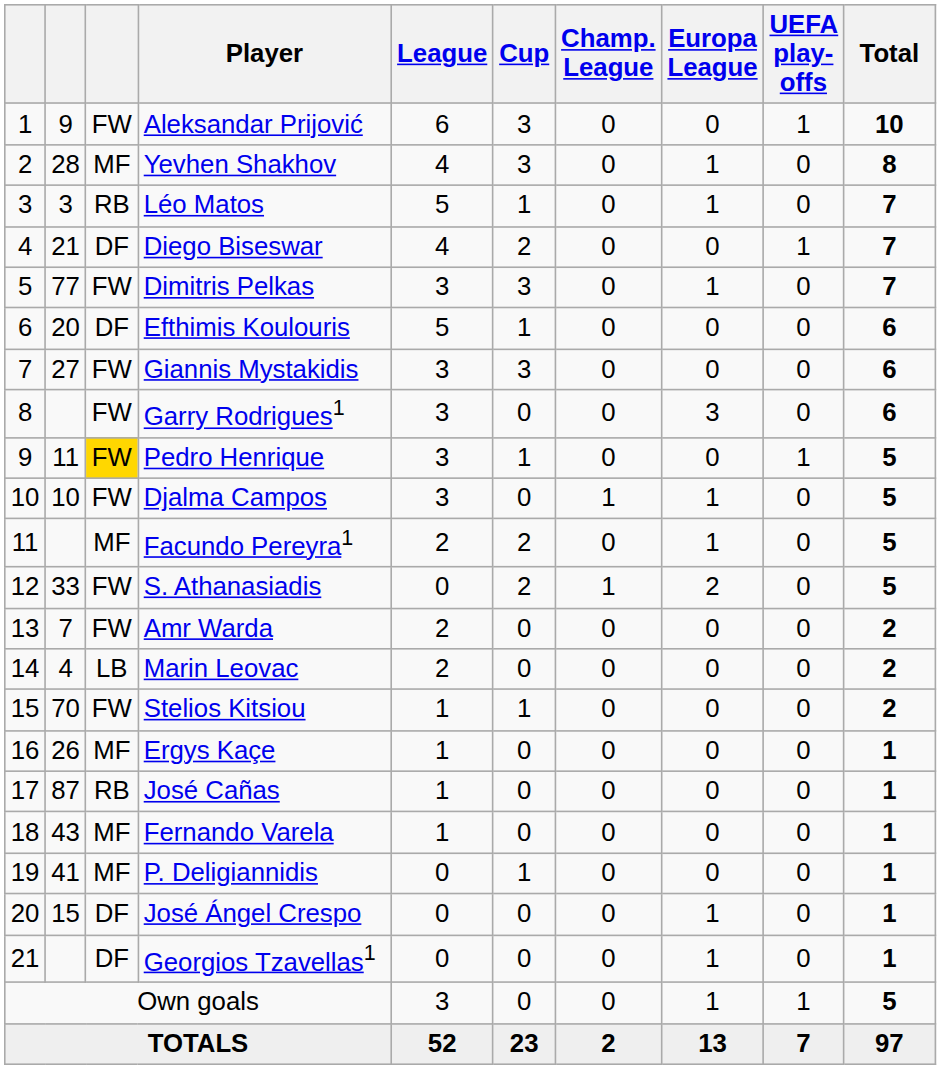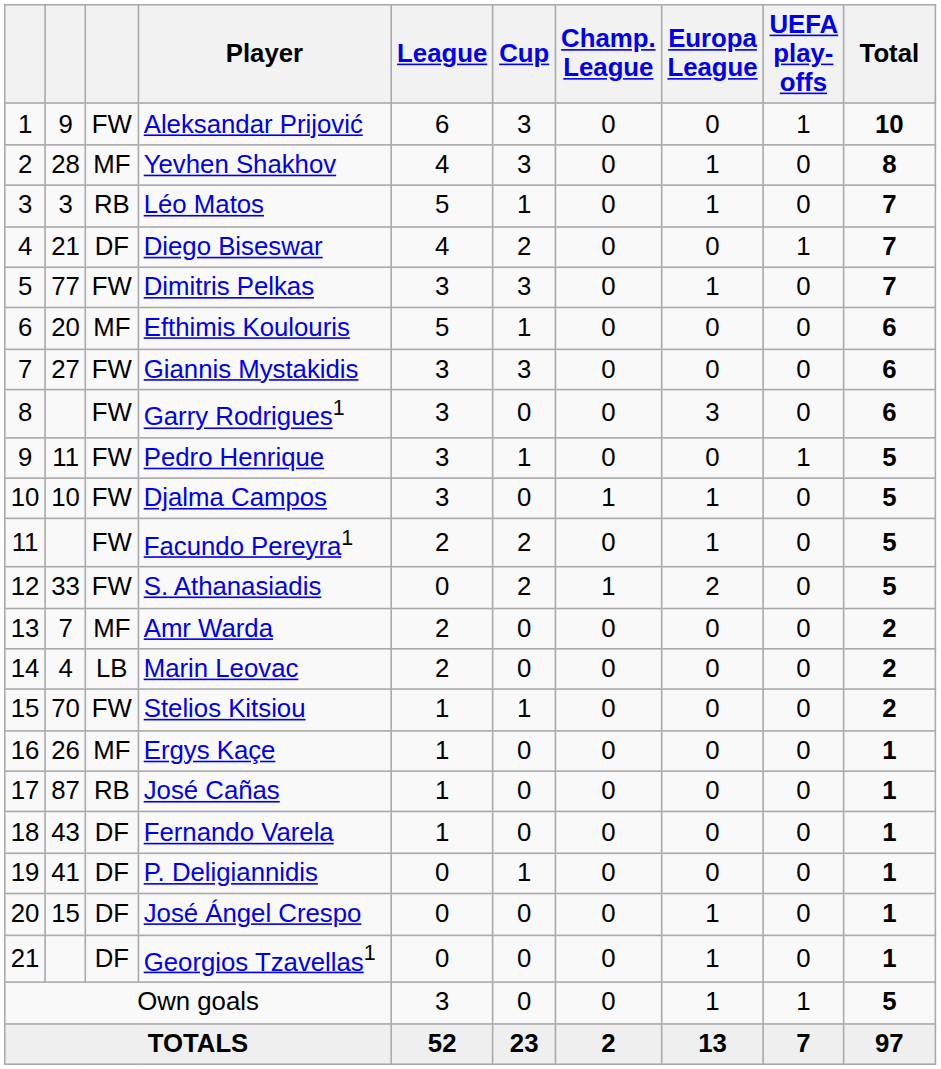(112, 328) DF -> (112, 328) MF
(112, 457) gold background -> (112, 457) no background
(112, 542) MF -> (112, 542) FW
(112, 627) FW -> (112, 627) MF
(112, 832) MF -> (112, 832) DF
(112, 873) MF -> (112, 873) DF
